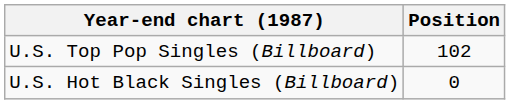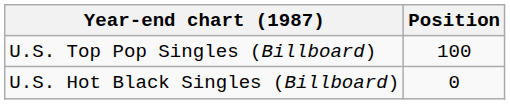(454, 51) 102 -> (454, 51) 100
